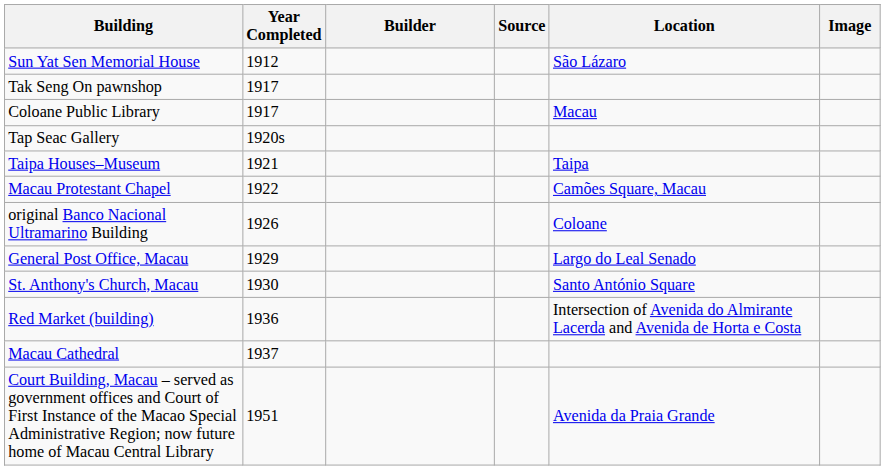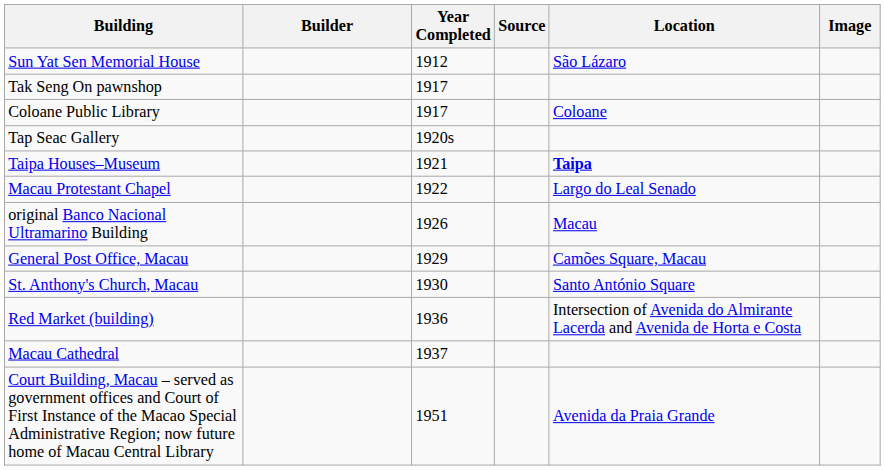columns swapped: (284, 26) <-> (410, 26)
(575, 112) Macau -> (580, 112) Coloane
(571, 163) normal -> (572, 163) bold
(629, 189) Camões Square, Macau -> (624, 189) Largo do Leal Senado
(580, 223) Coloane -> (575, 223) Macau
(624, 258) Largo do Leal Senado -> (629, 258) Camões Square, Macau
